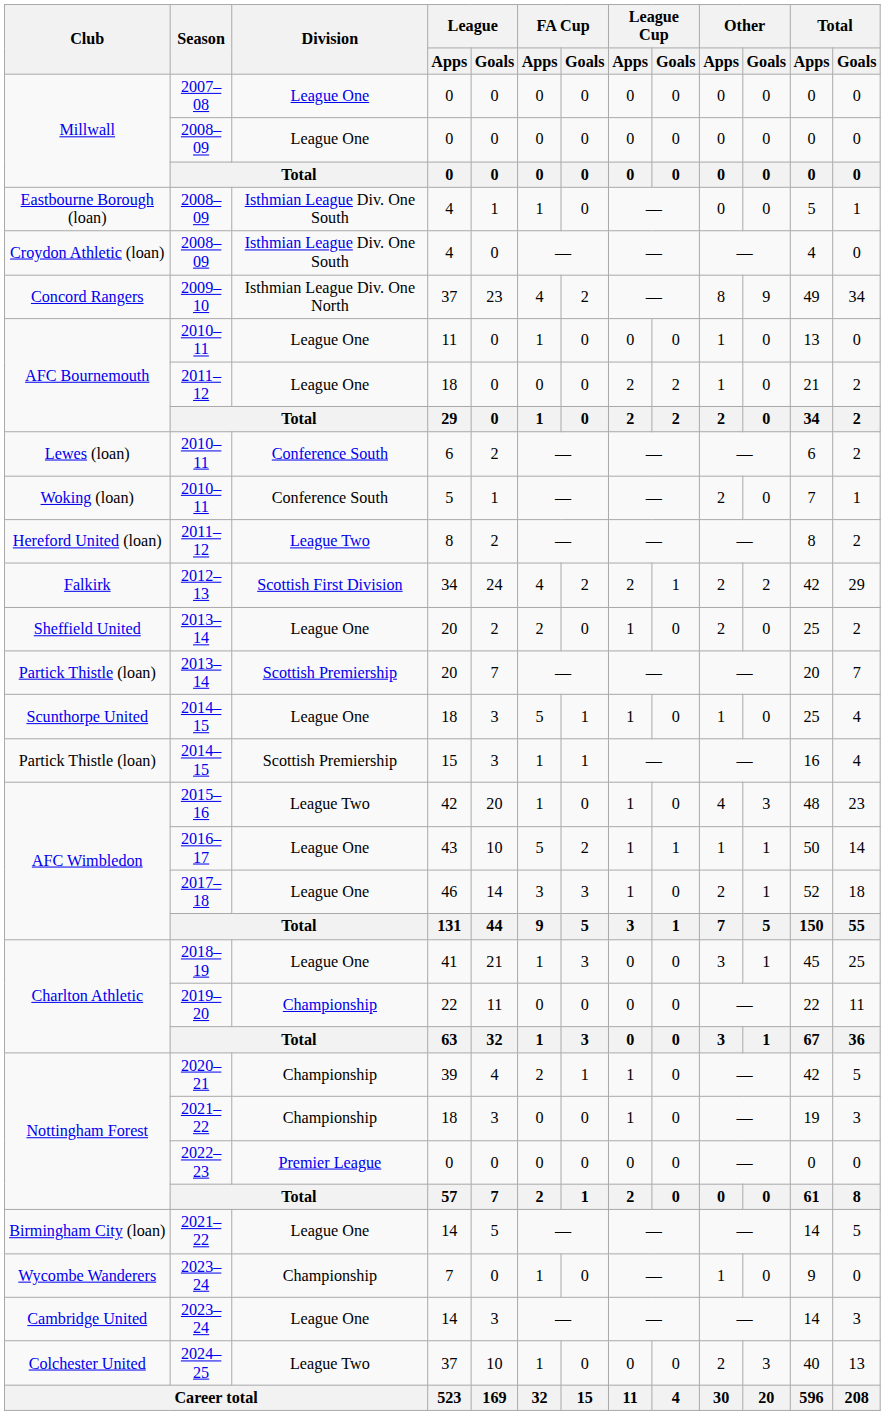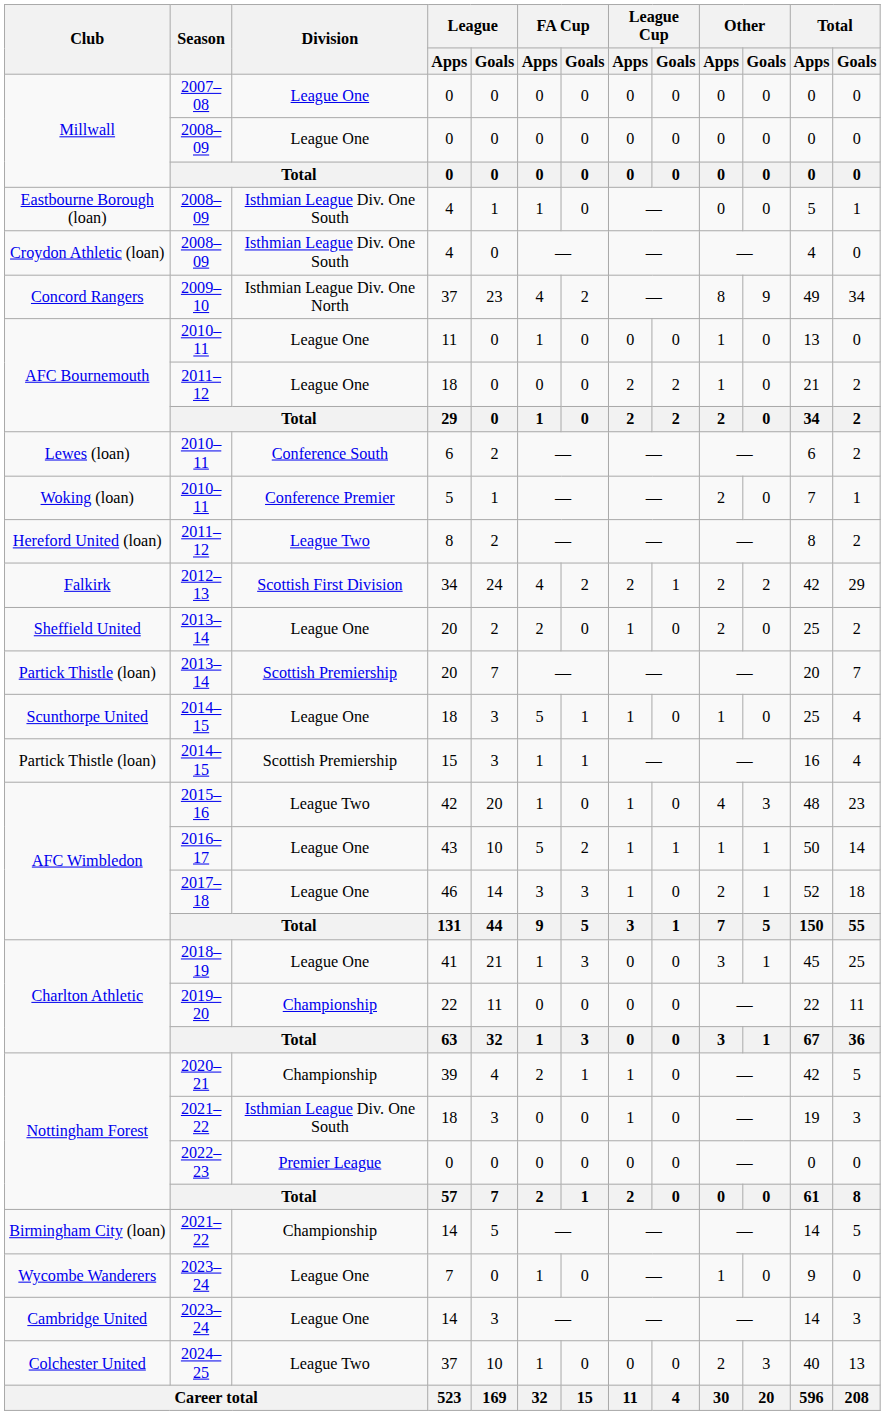(330, 497) Conference South -> (330, 497) Conference Premier
(330, 1118) Championship -> (330, 1118) Isthmian League Div. One South
(330, 1231) League One -> (330, 1231) Championship
(330, 1275) Championship -> (330, 1275) League One
